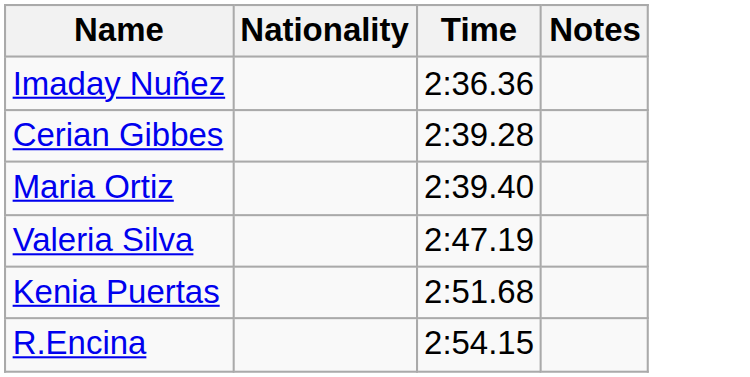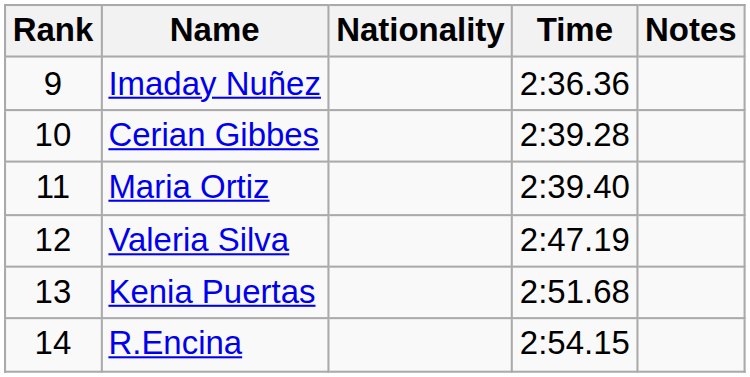+ column: (53, 30)
